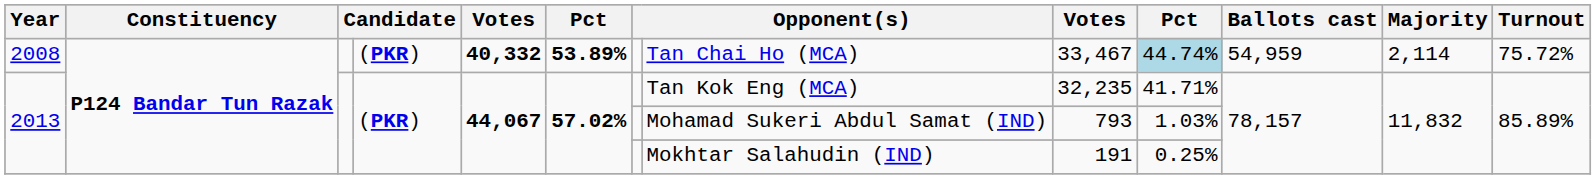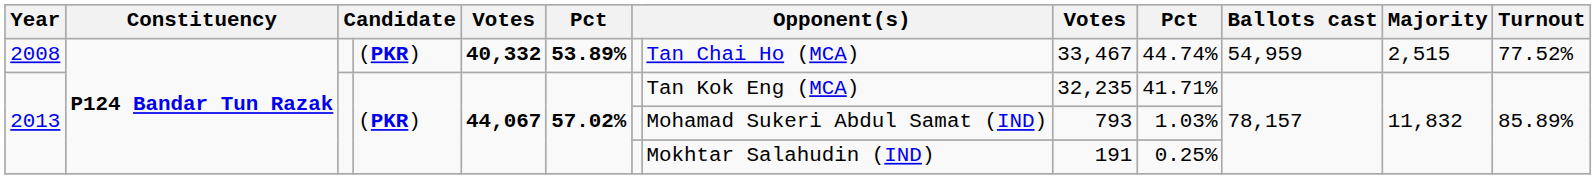(1180, 55) lightblue background -> (1180, 55) no background
(1419, 55) 2,114 -> (1419, 55) 2,515
(1535, 55) 75.72% -> (1535, 55) 77.52%
